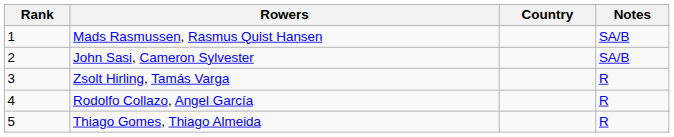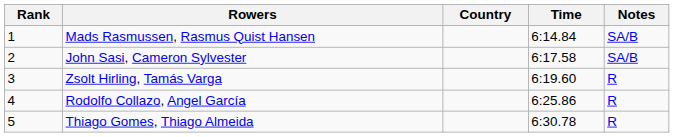+ column: (566, 15)
